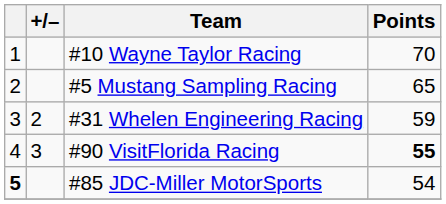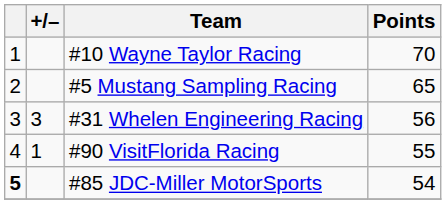(36, 119) 2 -> (36, 119) 3
(424, 119) 59 -> (424, 119) 56
(36, 151) 3 -> (36, 151) 1
(424, 151) bold -> (424, 151) normal
